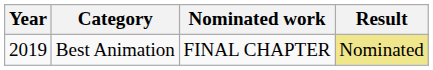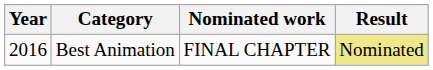(28, 49) 2019 -> (28, 49) 2016
